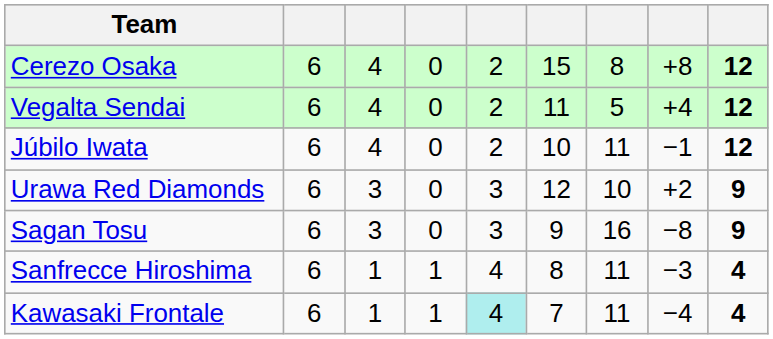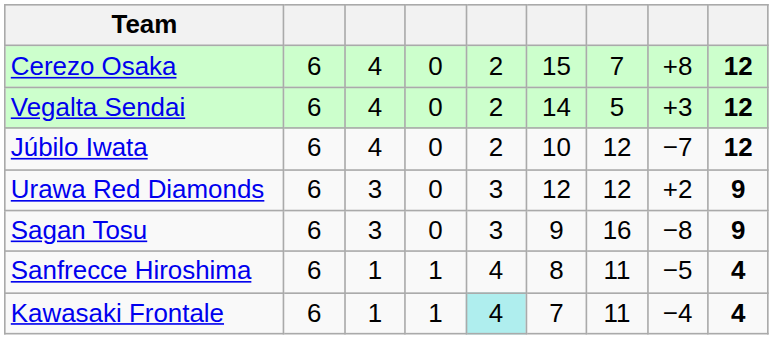(617, 66) 8 -> (617, 66) 7
(557, 107) 11 -> (557, 107) 14
(678, 107) +4 -> (678, 107) +3
(617, 148) 11 -> (617, 148) 12
(678, 148) −1 -> (678, 148) −7
(617, 189) 10 -> (617, 189) 12
(678, 271) −3 -> (678, 271) −5
